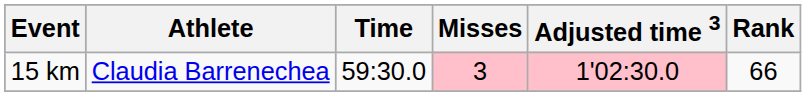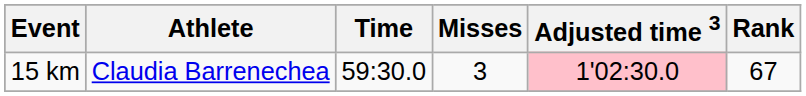(480, 72) pink background -> (480, 72) no background
(763, 72) 66 -> (763, 72) 67
